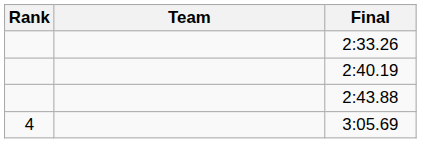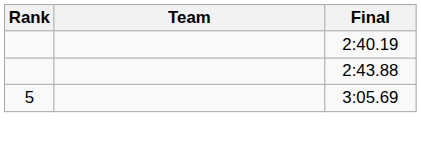- row: (370, 44)
(29, 124) 4 -> (29, 97) 5
